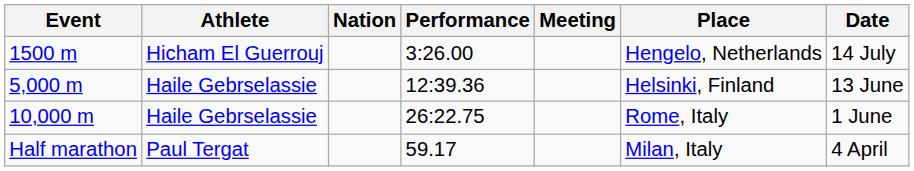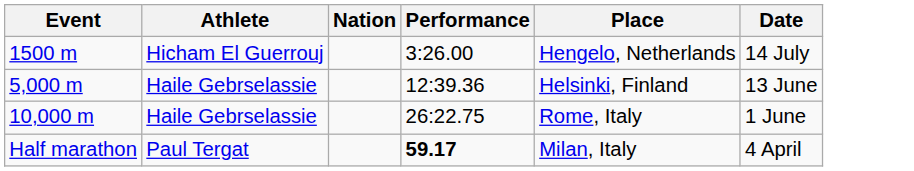- column: (578, 20)
(431, 149) normal -> (431, 149) bold
